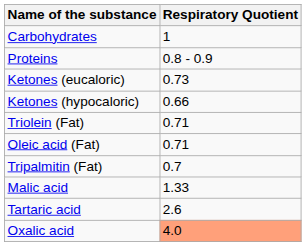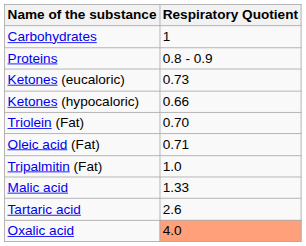(176, 123) 0.71 -> (176, 123) 0.70
(172, 166) 0.7 -> (172, 166) 1.0
